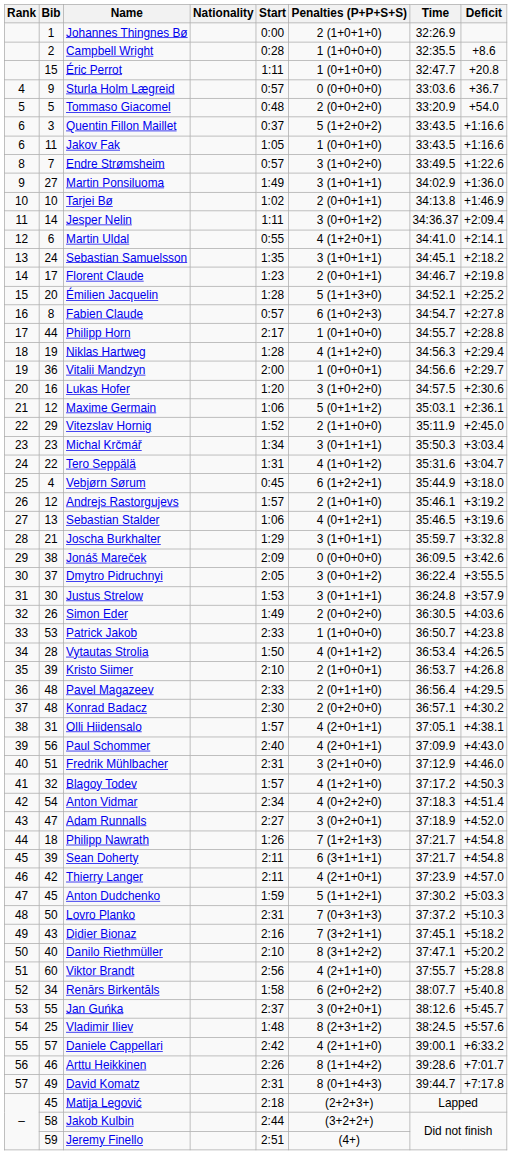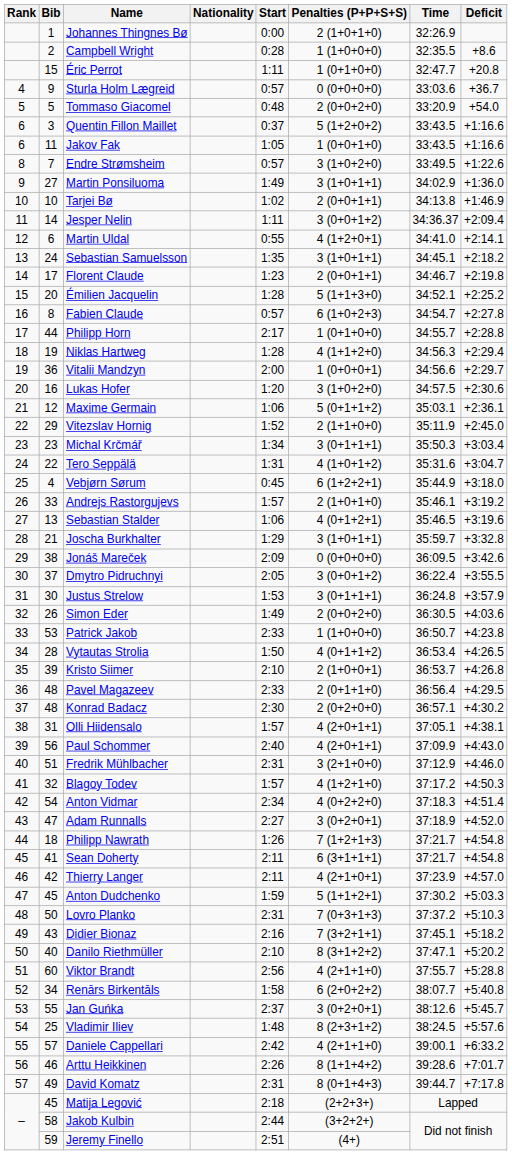(51, 502) 12 -> (51, 502) 33
(51, 858) 39 -> (51, 858) 41
